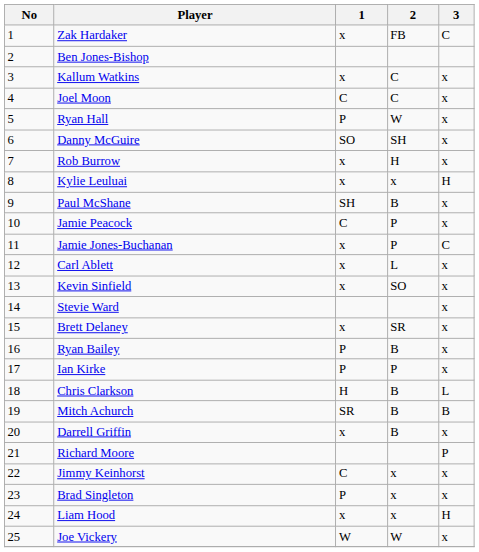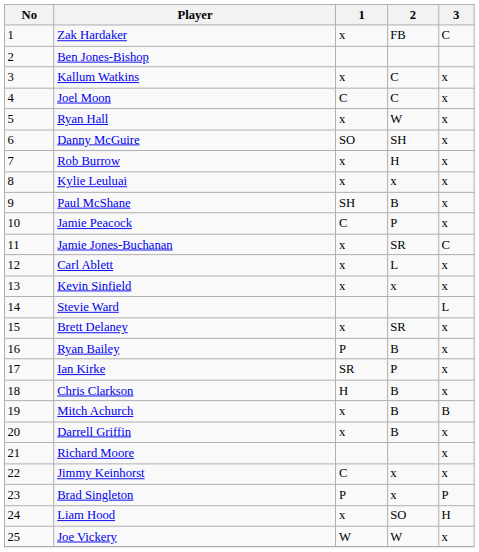(342, 118) P -> (342, 118) x
(446, 181) H -> (445, 181) x
(394, 244) P -> (398, 244) SR
(398, 285) SO -> (393, 285) x
(445, 306) x -> (445, 306) L
(342, 369) P -> (347, 369) SR
(445, 390) L -> (445, 390) x
(347, 410) SR -> (342, 410) x
(445, 452) P -> (445, 452) x
(445, 494) x -> (445, 494) P
(393, 515) x -> (398, 515) SO
